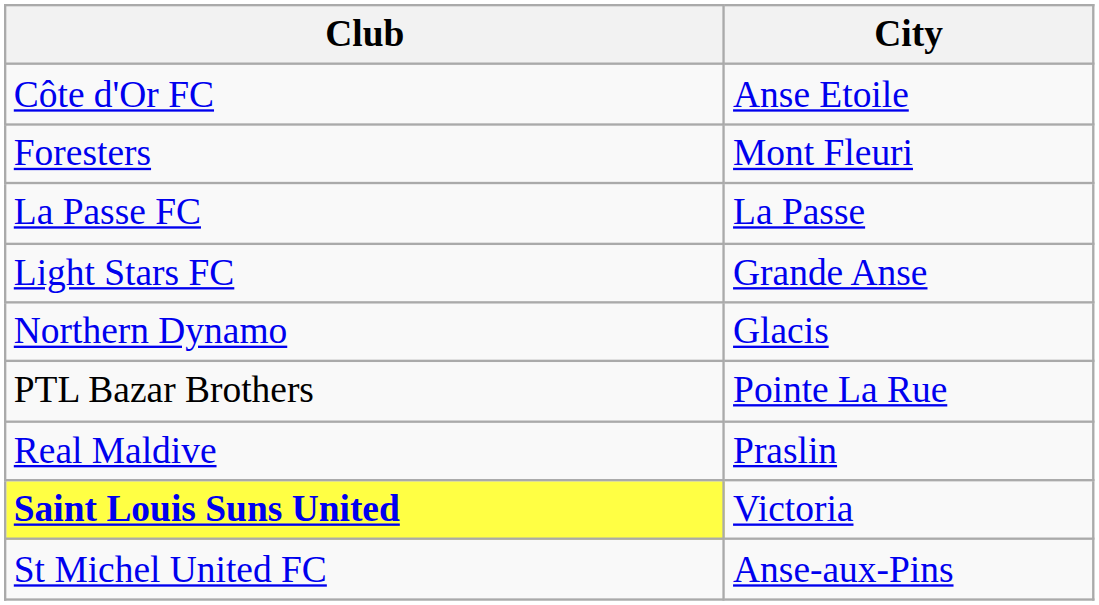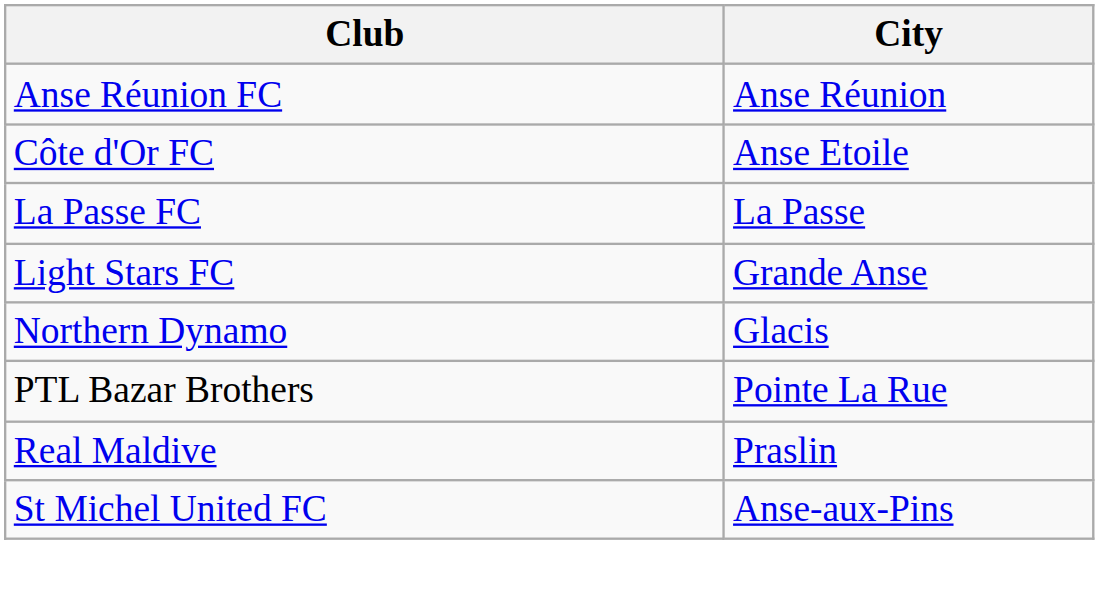+ row: (148, 93)
- row: (82, 152)
- row: (207, 509)
